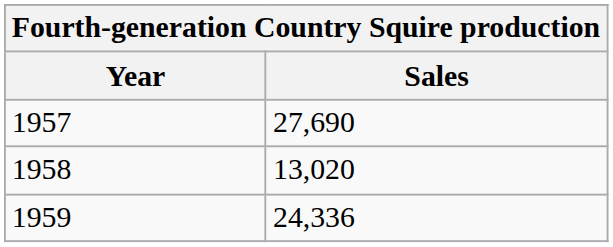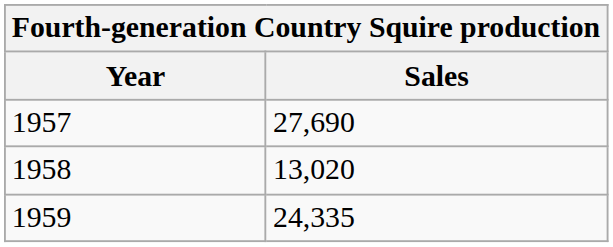(314, 216) 24,336 -> (314, 216) 24,335
